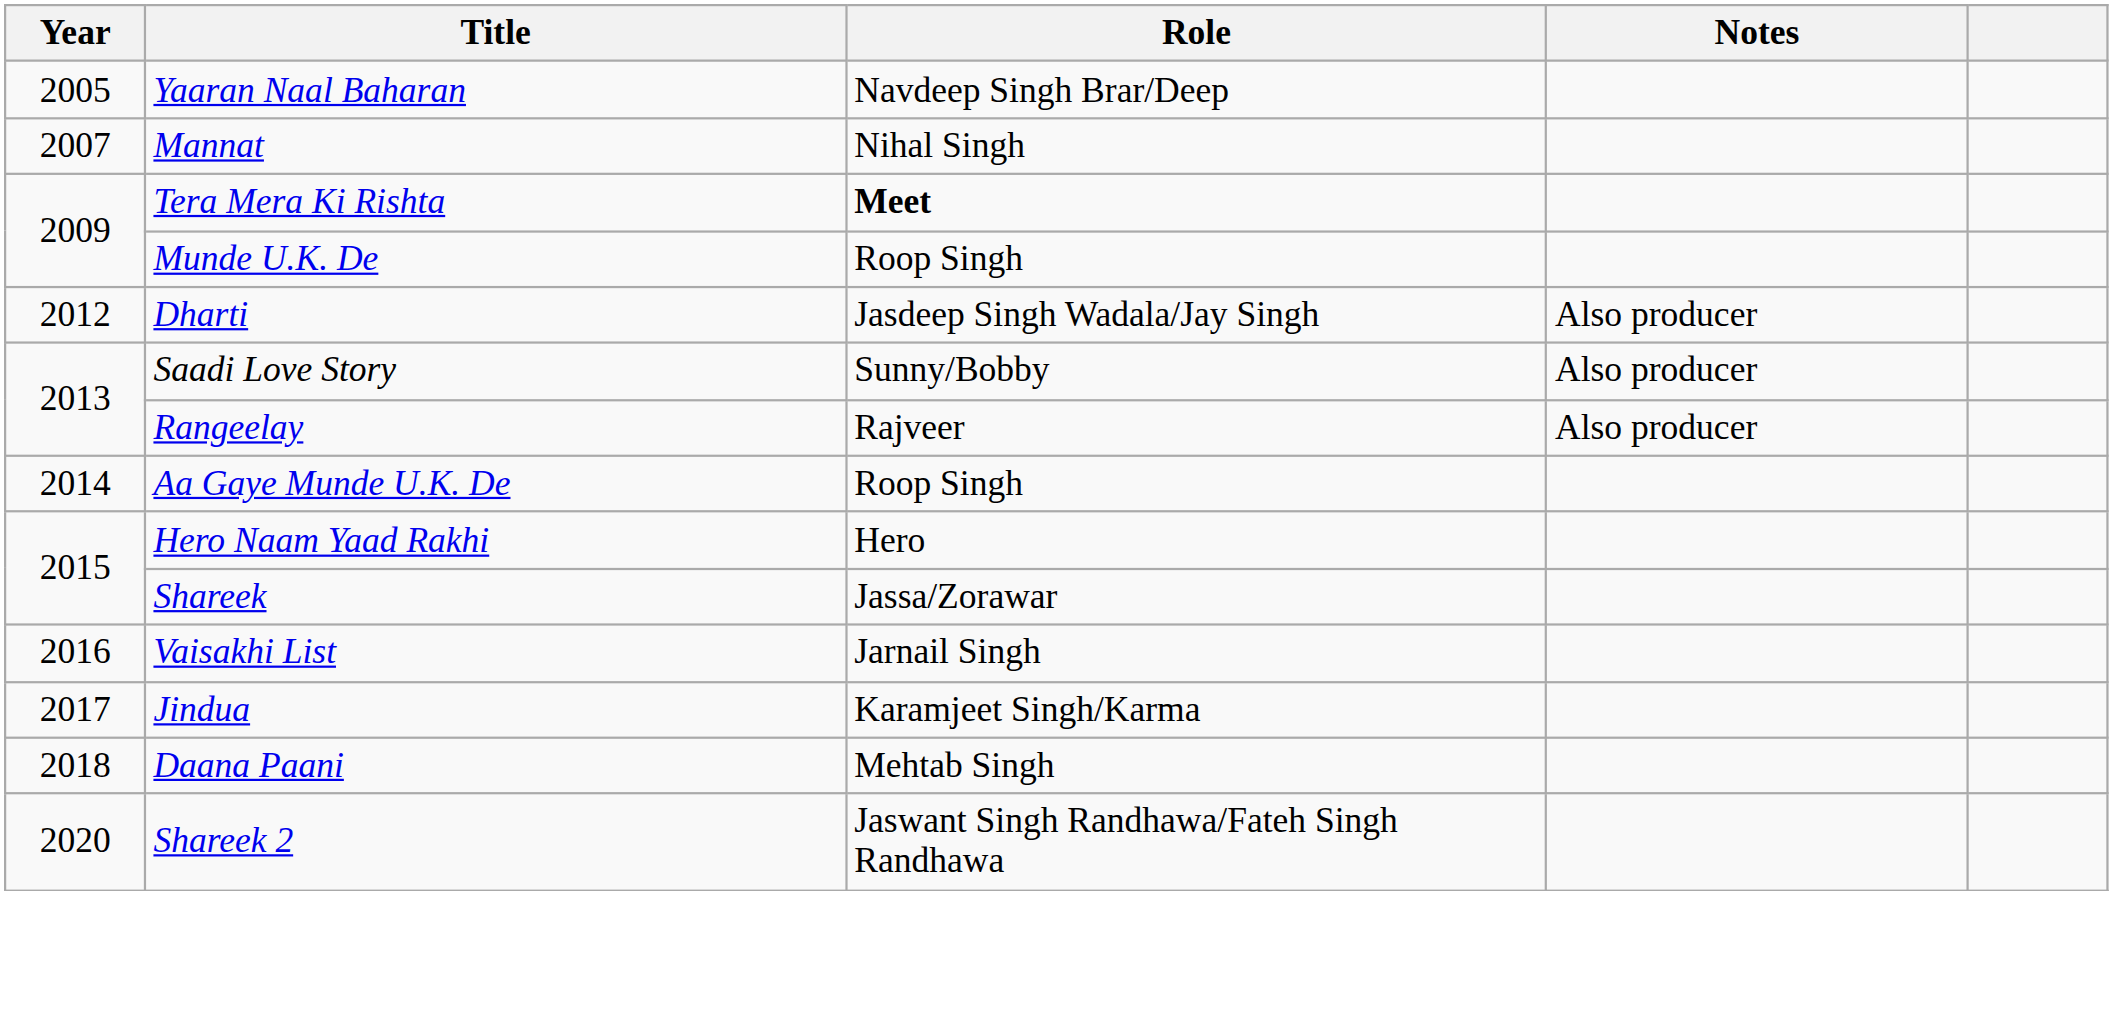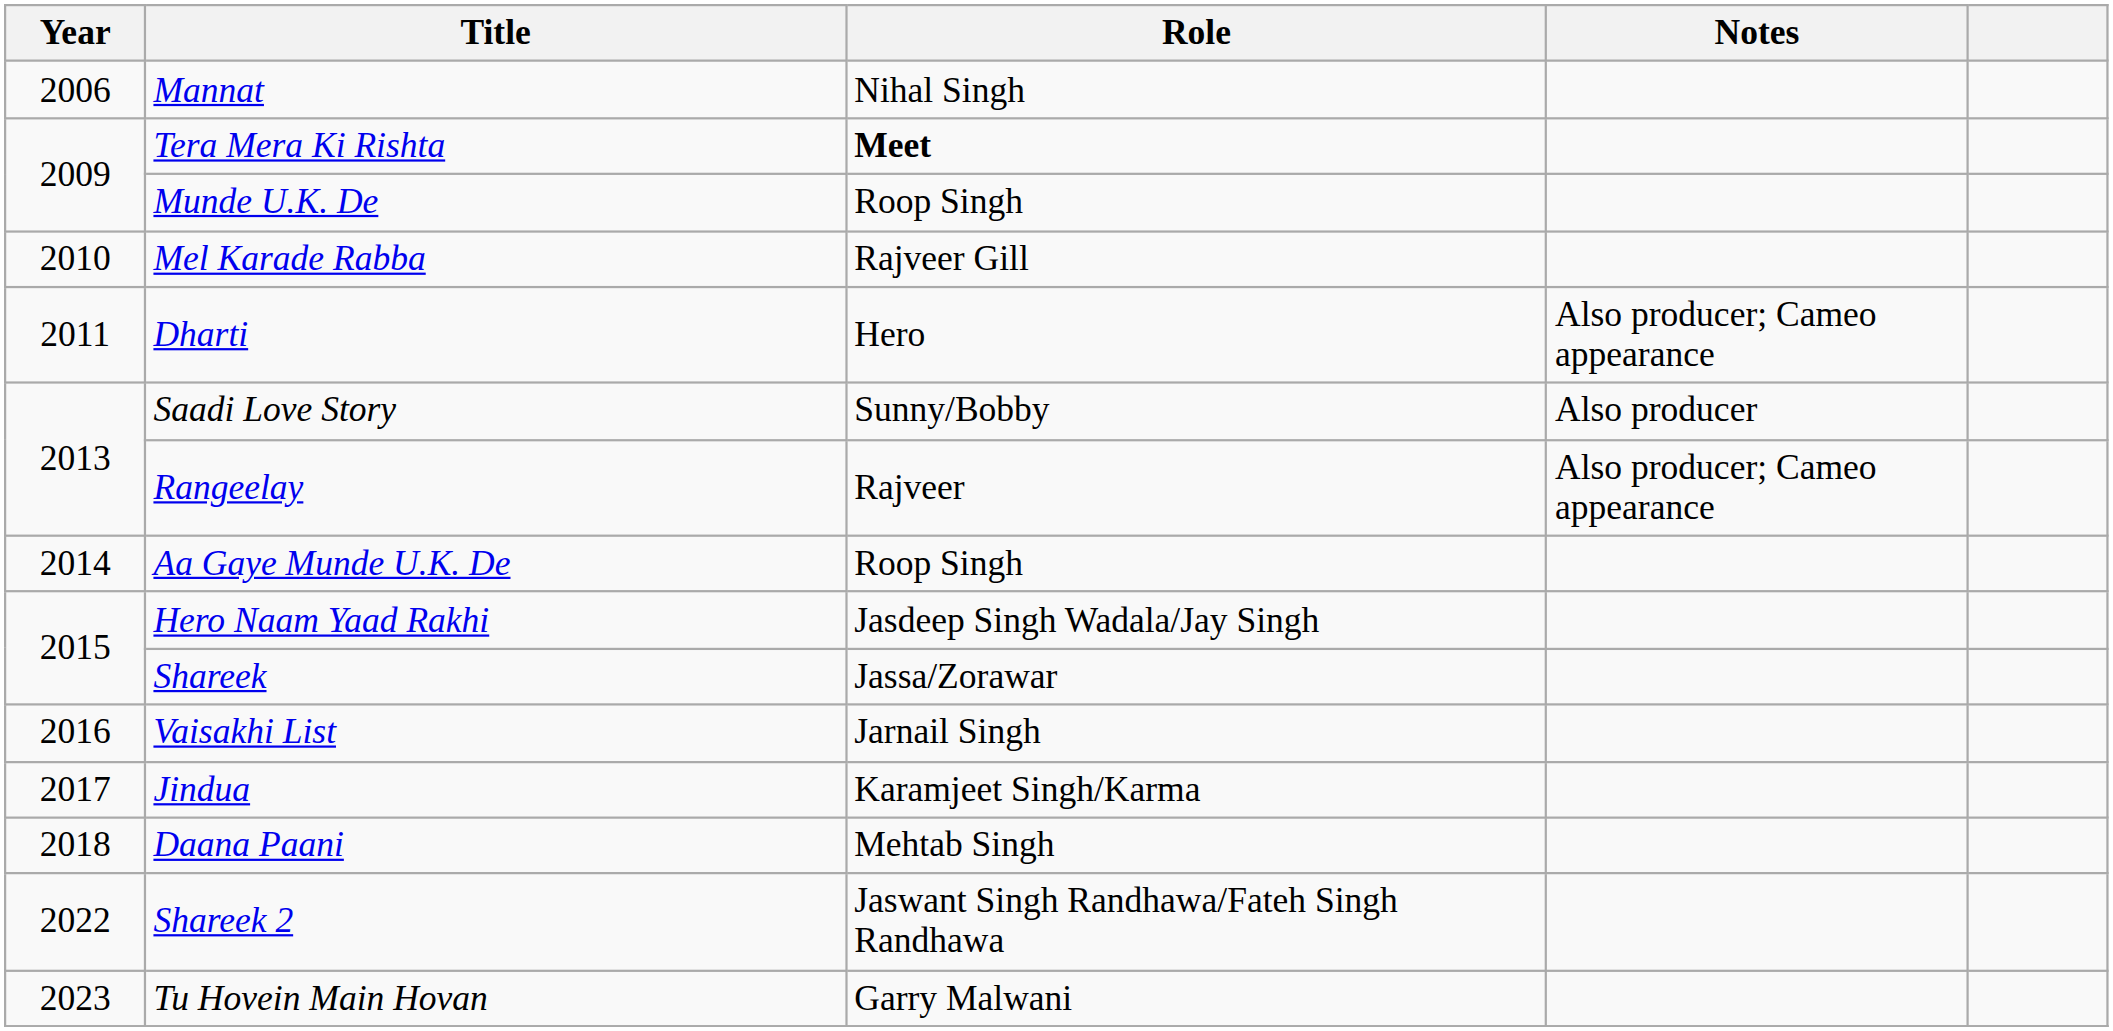- row: (310, 88)
(75, 145) 2007 -> (75, 88) 2006
+ row: (290, 257)
(75, 314) 2012 -> (75, 334) 2011
(1087, 314) Jasdeep Singh Wadala/Jay Singh -> (890, 334) Hero
(1656, 314) Also producer -> (1716, 334) Also producer; Cameo appearance
(1656, 426) Also producer -> (1716, 486) Also producer; Cameo appearance
(890, 539) Hero -> (1087, 619) Jasdeep Singh Wadala/Jay Singh
(75, 841) 2020 -> (75, 921) 2022
+ row: (321, 997)
